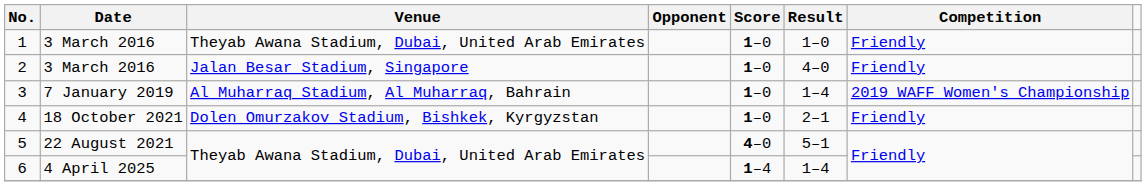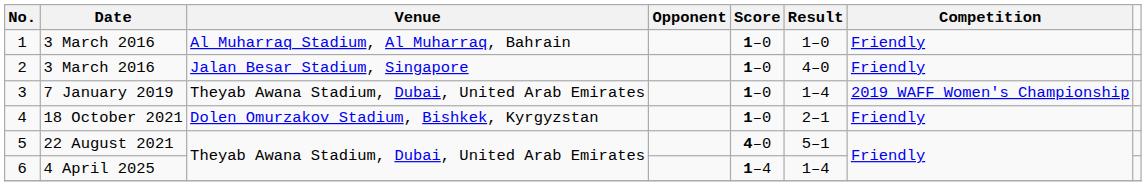(418, 42) Theyab Awana Stadium, Dubai, United Arab Emirates -> (380, 42) Al Muharraq Stadium, Al Muharraq, Bahrain
(380, 93) Al Muharraq Stadium, Al Muharraq, Bahrain -> (418, 93) Theyab Awana Stadium, Dubai, United Arab Emirates
